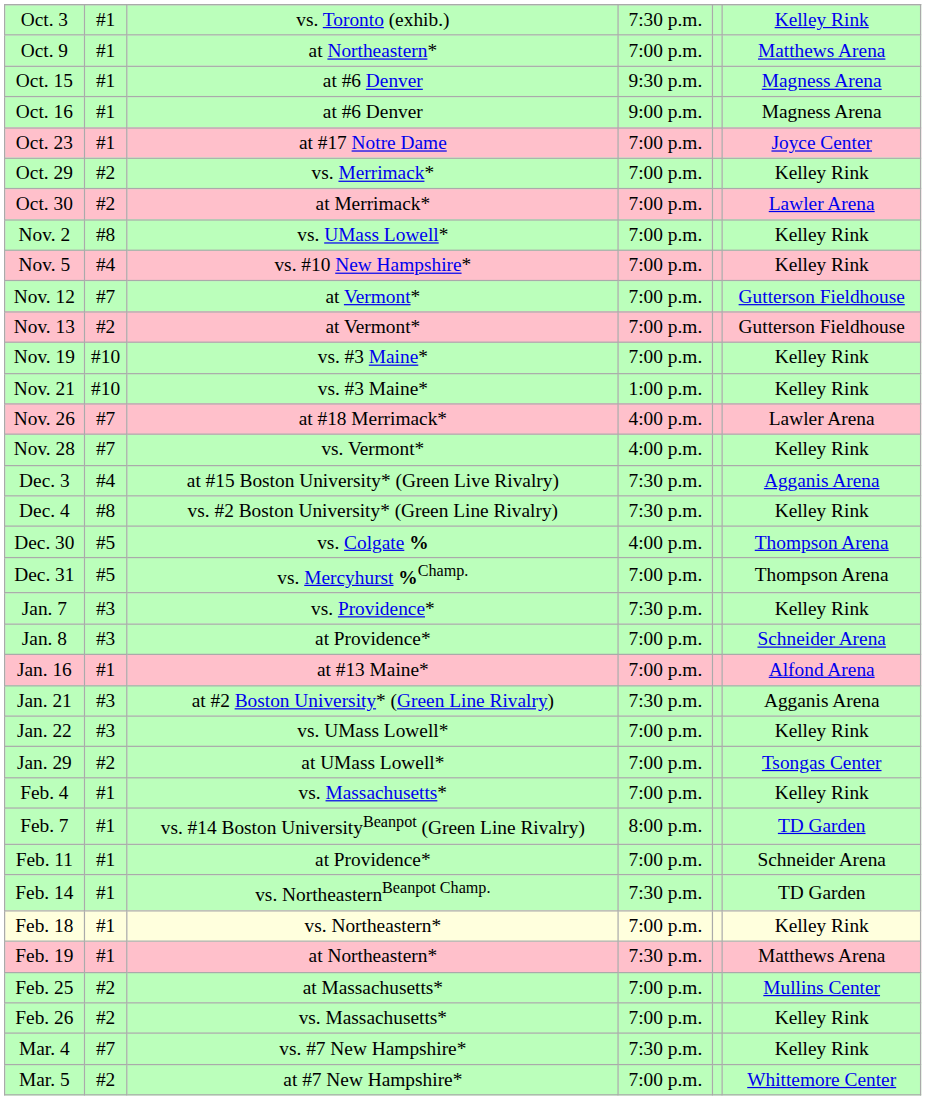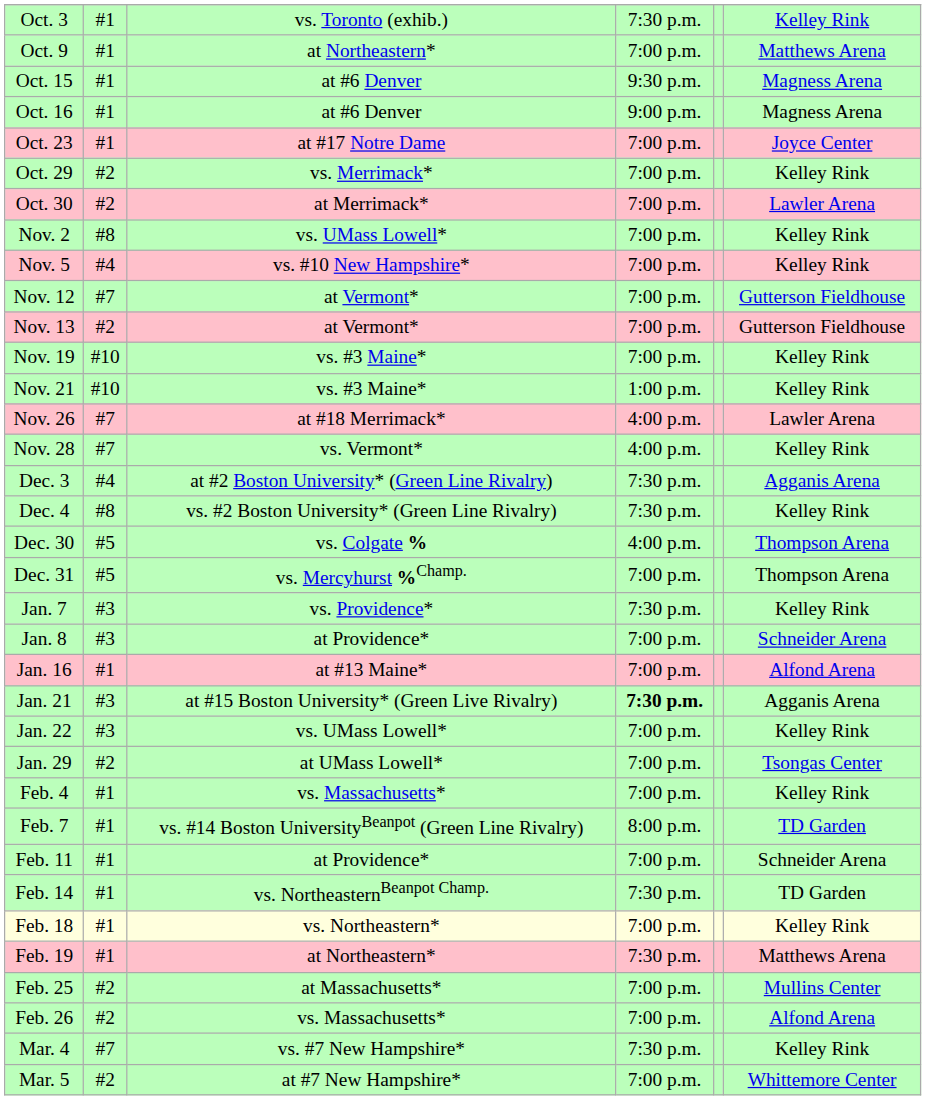(373, 480) at #15 Boston University* (Green Live Rivalry) -> (371, 480) at #2 Boston University* (Green Line Rivalry)
(373, 700) at #2 Boston University* (Green Line Rivalry) -> (371, 700) at #15 Boston University* (Green Live Rivalry)
(665, 700) normal -> (665, 700) bold
(822, 1018) Kelley Rink -> (822, 1018) Alfond Arena
